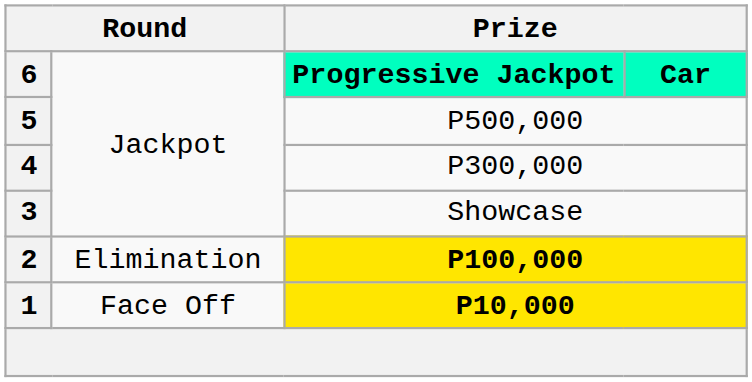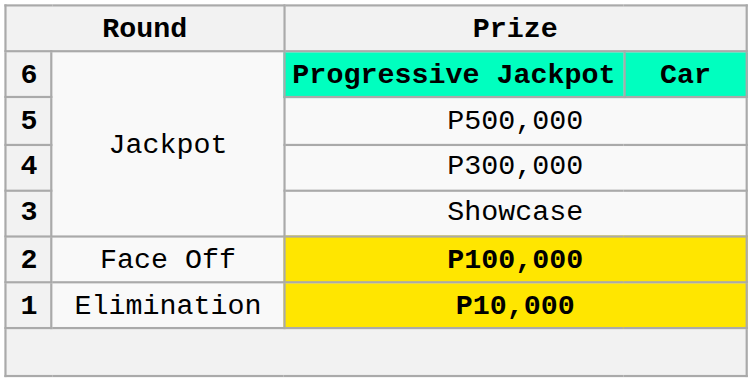(168, 259) Elimination -> (168, 259) Face Off
(168, 306) Face Off -> (168, 306) Elimination
